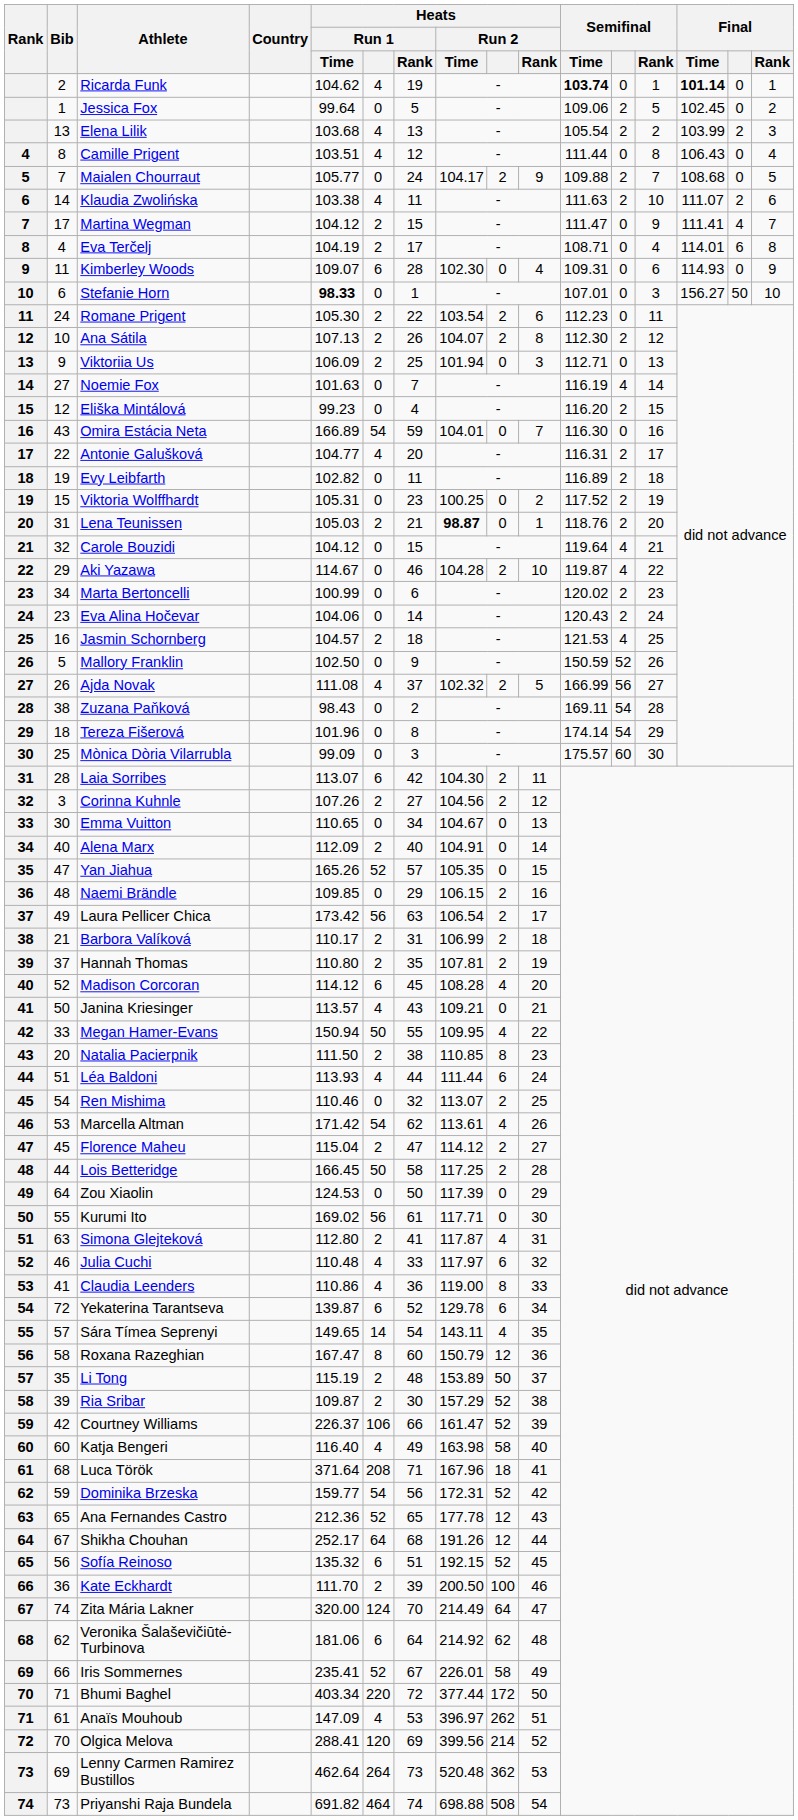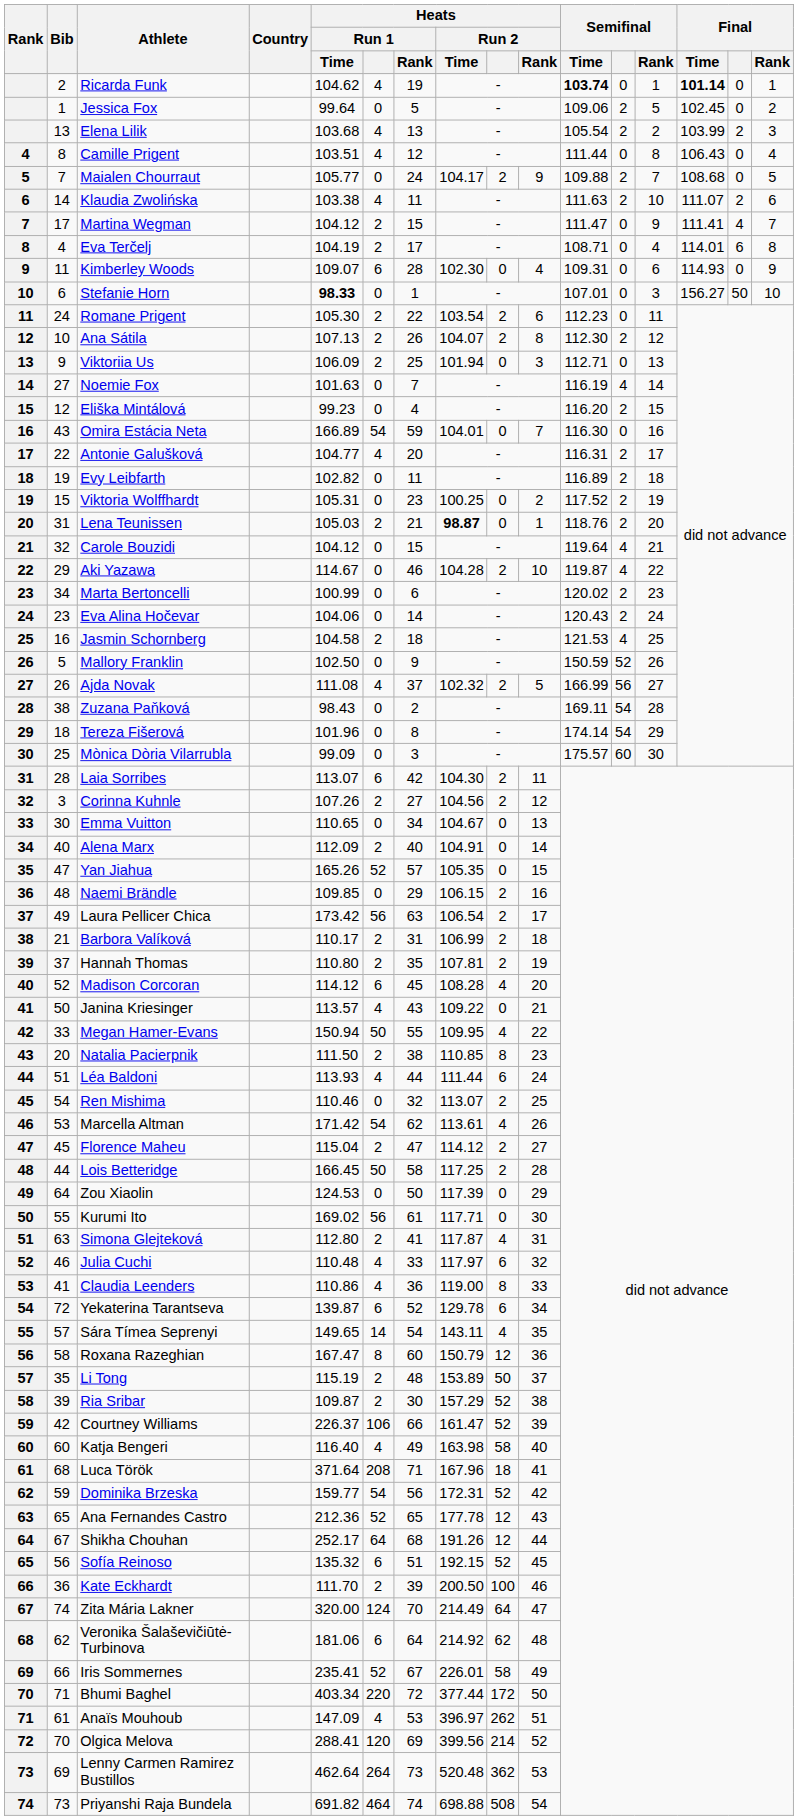(337, 639) 104.57 -> (337, 639) 104.58
(462, 1008) 109.21 -> (462, 1008) 109.22
